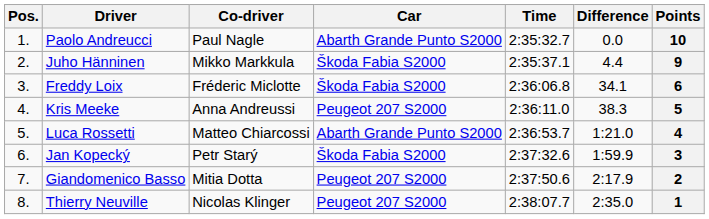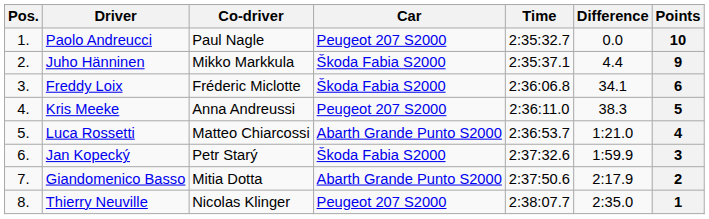(409, 40) Abarth Grande Punto S2000 -> (382, 40) Peugeot 207 S2000
(382, 179) Peugeot 207 S2000 -> (409, 179) Abarth Grande Punto S2000
